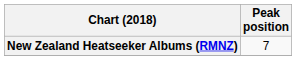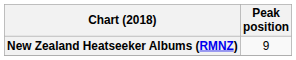(266, 45) 7 -> (266, 45) 9
